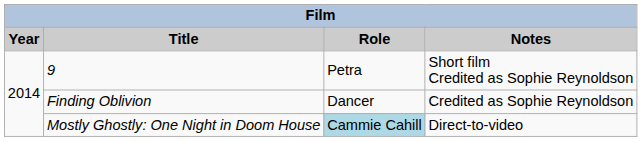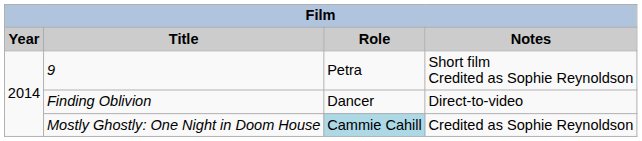(531, 101) Credited as Sophie Reynoldson -> (476, 101) Direct-to-video
(476, 124) Direct-to-video -> (531, 124) Credited as Sophie Reynoldson
